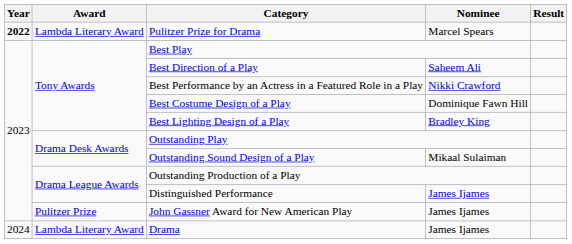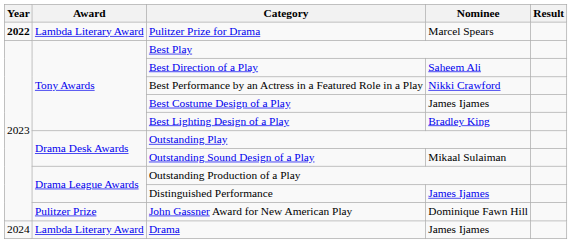(478, 103) Dominique Fawn Hill -> (459, 103) James Ijames
(459, 211) James Ijames -> (478, 211) Dominique Fawn Hill
